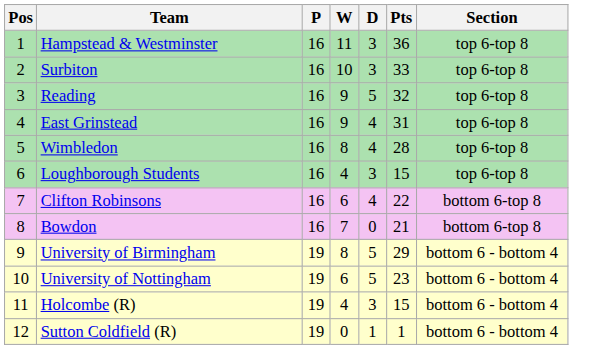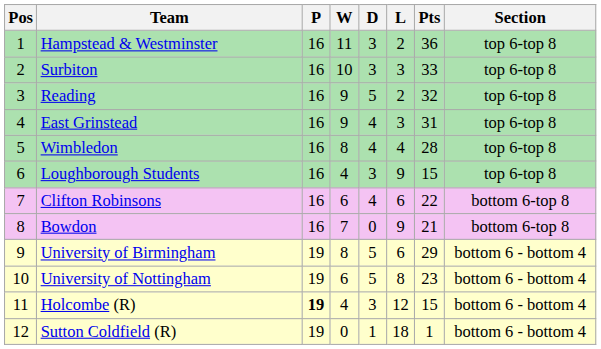+ column: (401, 17)
(316, 305) normal -> (316, 305) bold
